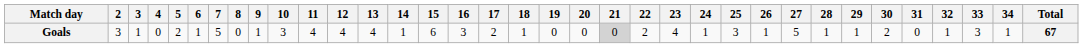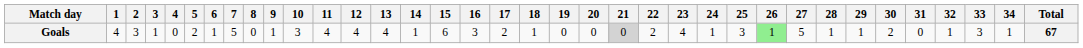+ column: (116, 13)
(766, 32) no background -> (772, 32) lightgreen background
